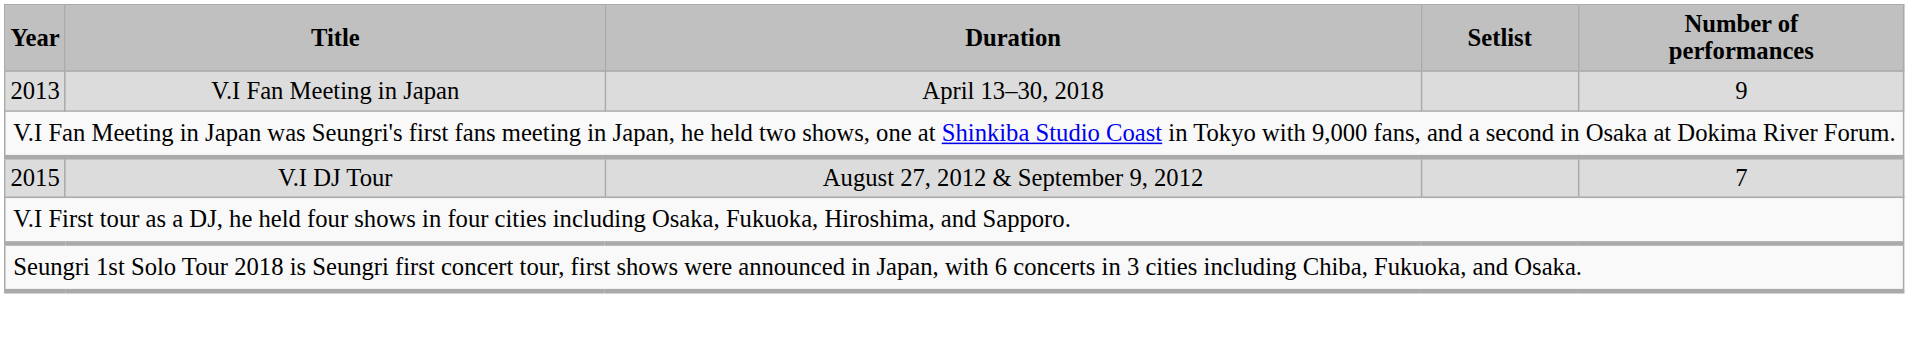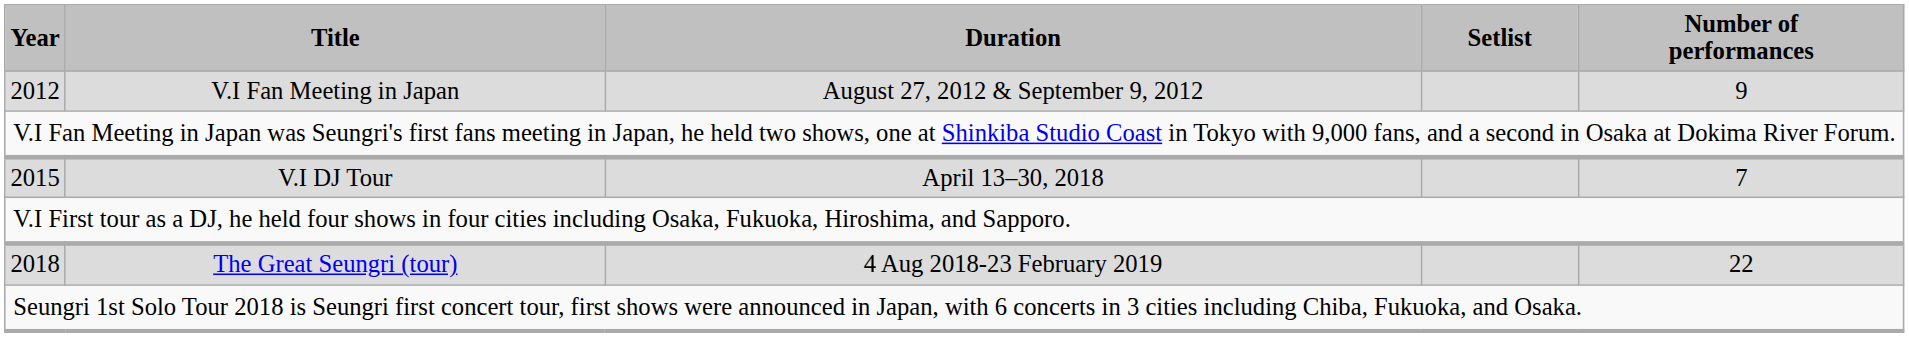(35, 90) 2013 -> (35, 90) 2012
(1013, 90) April 13–30, 2018 -> (1013, 90) August 27, 2012 & September 9, 2012
(1013, 177) August 27, 2012 & September 9, 2012 -> (1013, 177) April 13–30, 2018
+ row: (335, 264)
